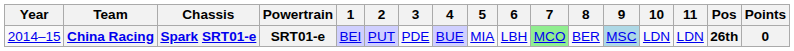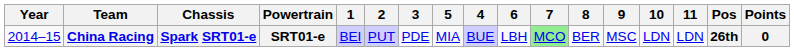columns swapped: (450, 15) <-> (482, 15)
(621, 36) lightblue background -> (621, 36) no background
